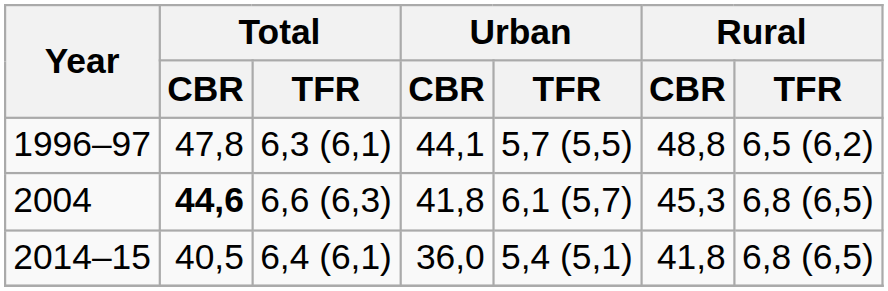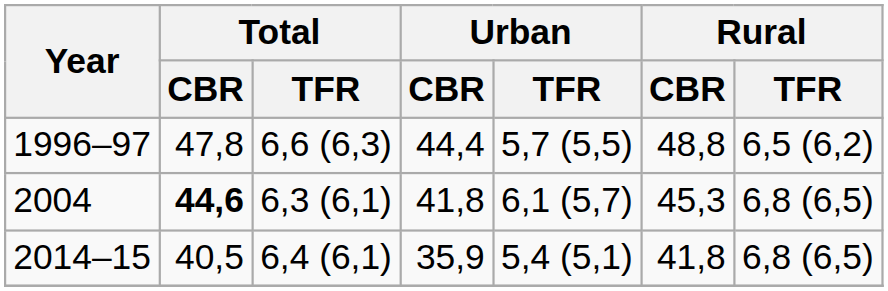(326, 144) 6,3 (6,1) -> (326, 144) 6,6 (6,3)
(450, 144) 44,1 -> (450, 144) 44,4
(326, 200) 6,6 (6,3) -> (326, 200) 6,3 (6,1)
(450, 256) 36,0 -> (450, 256) 35,9
